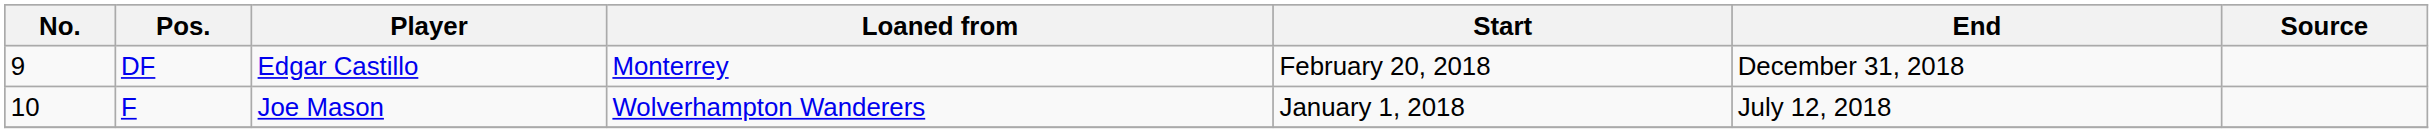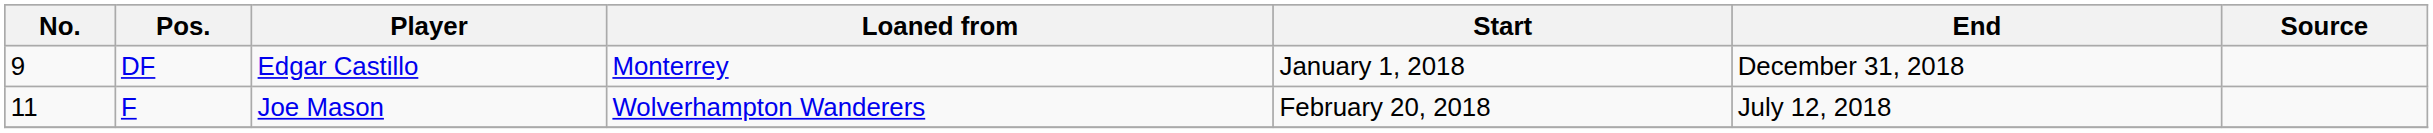(1385, 66) February 20, 2018 -> (1372, 66) January 1, 2018
(25, 107) 10 -> (24, 107) 11
(1372, 107) January 1, 2018 -> (1385, 107) February 20, 2018
